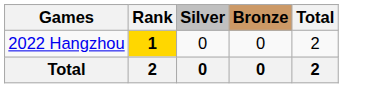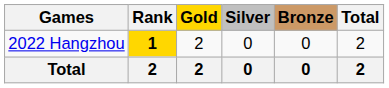+ column: (199, 17)
